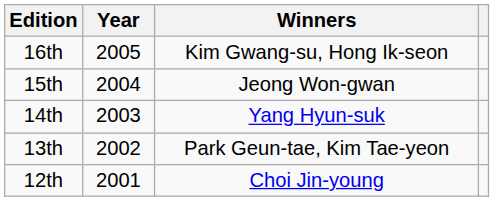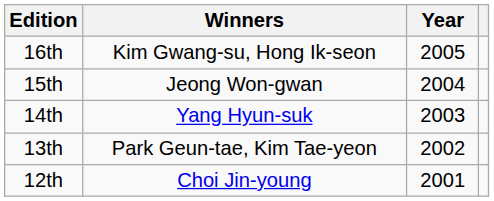columns swapped: (118, 20) <-> (317, 20)
